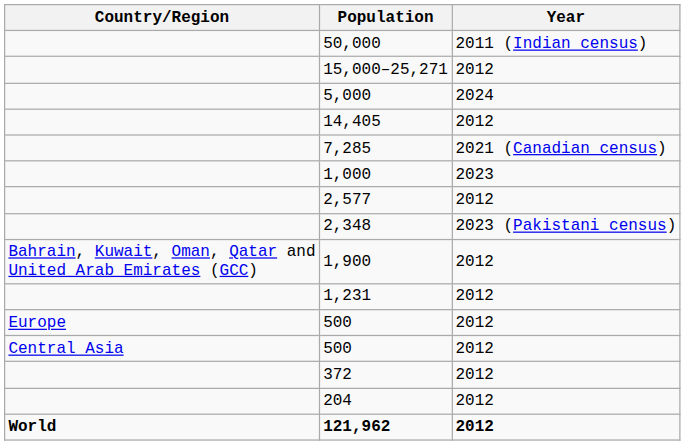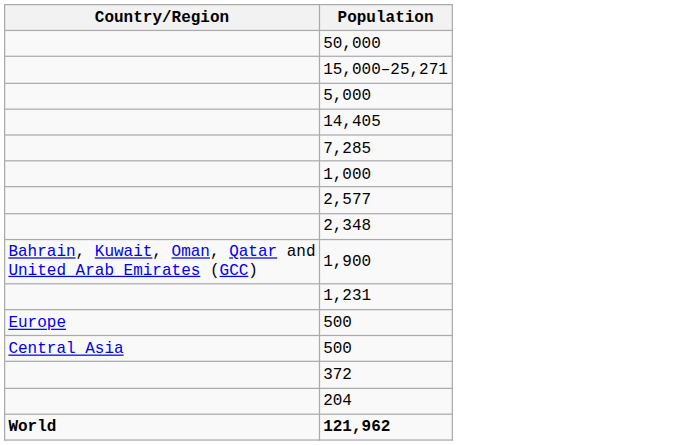- column: (566, 18)
